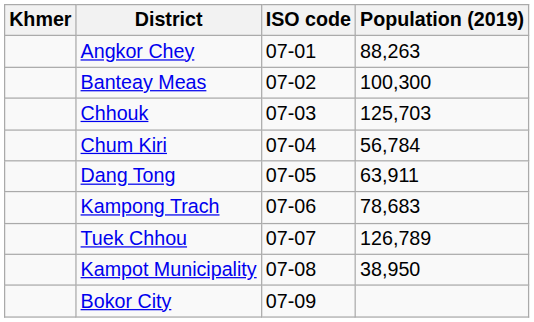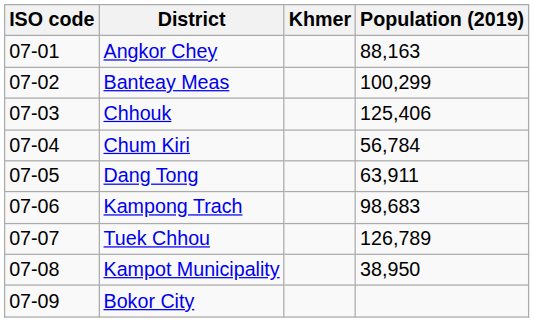columns swapped: (308, 20) <-> (40, 20)
(390, 51) 88,263 -> (390, 51) 88,163
(396, 82) 100,300 -> (396, 82) 100,299
(396, 113) 125,703 -> (396, 113) 125,406
(390, 207) 78,683 -> (390, 207) 98,683
